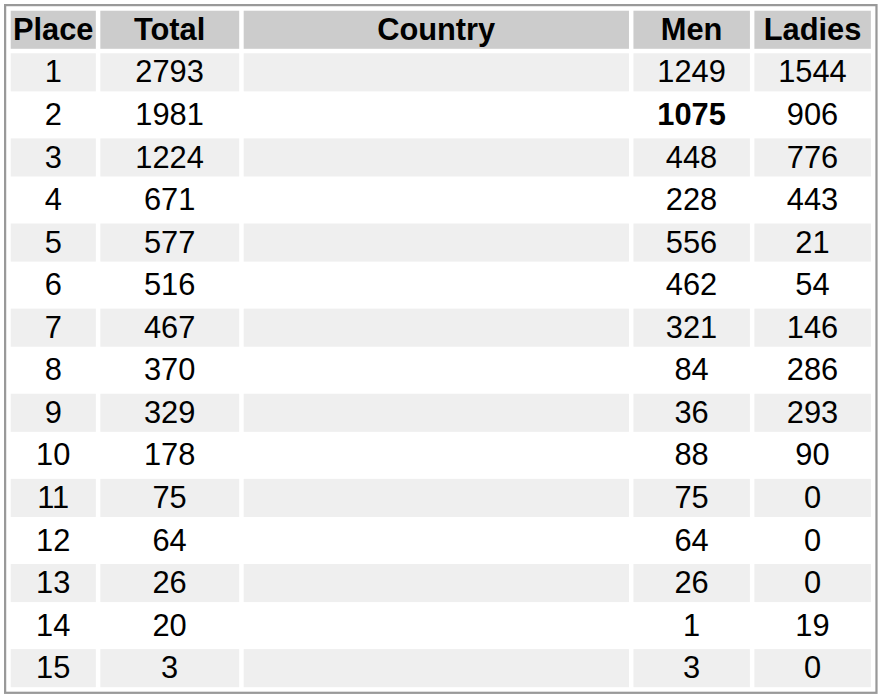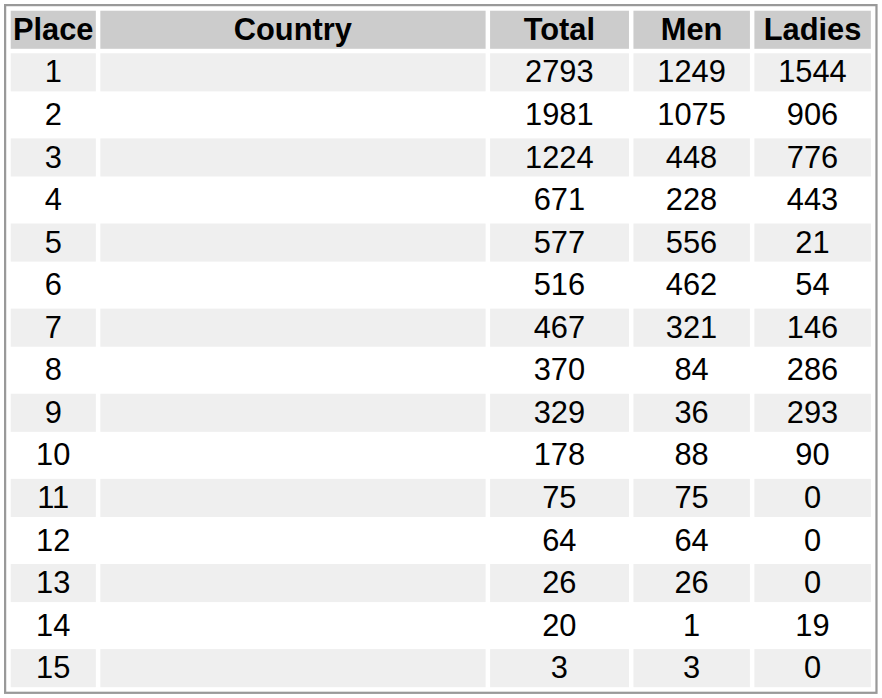columns swapped: (436, 30) <-> (170, 30)
(692, 115) bold -> (692, 115) normal
